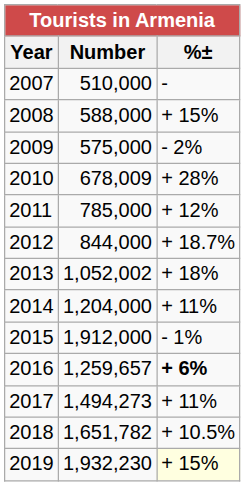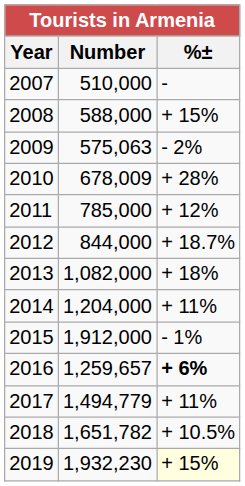(116, 147) 575,000 -> (116, 147) 575,063
(107, 274) 1,052,002 -> (107, 274) 1,082,000
(107, 400) 1,494,273 -> (107, 400) 1,494,779
